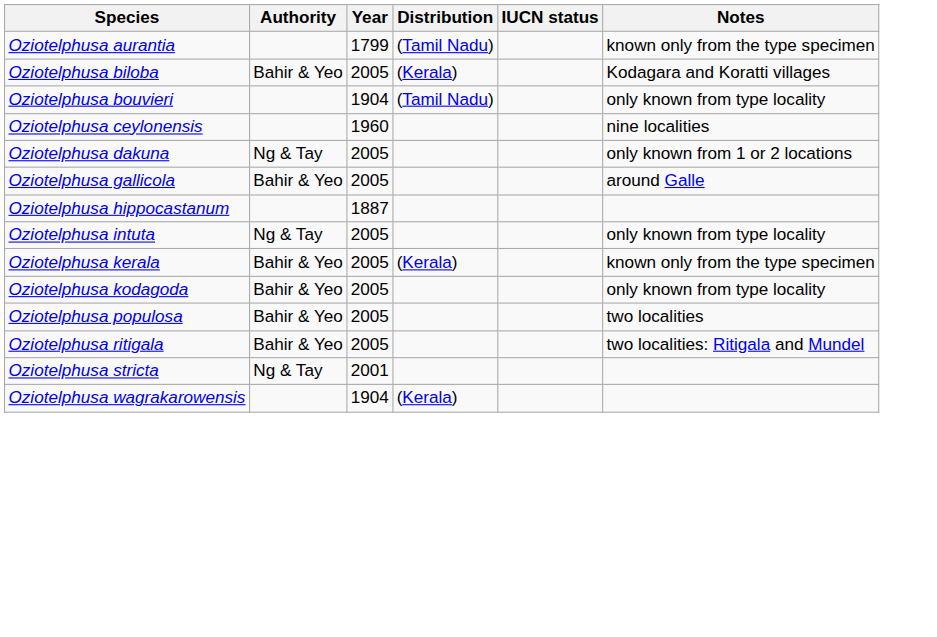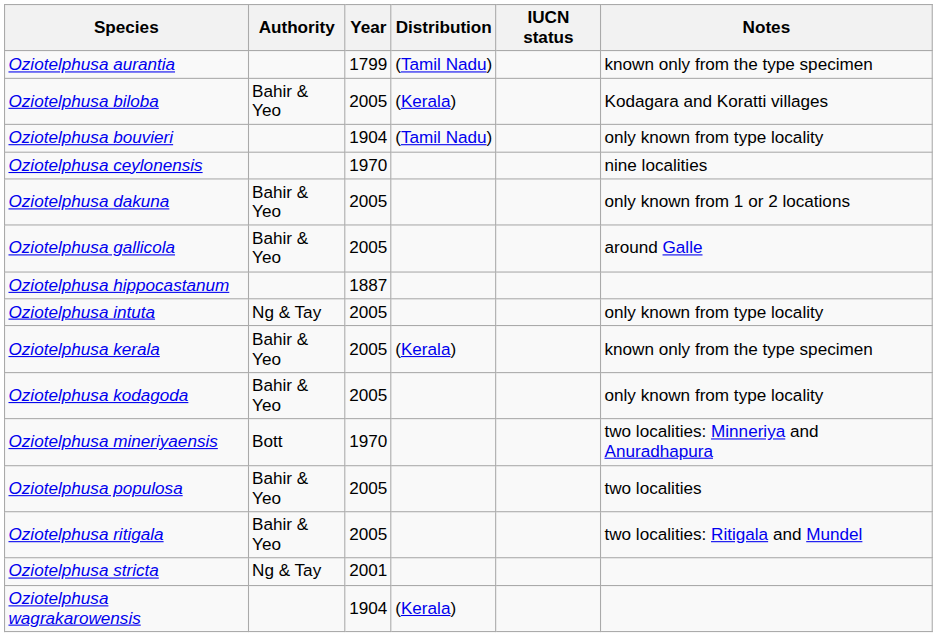(370, 126) 1960 -> (368, 165) 1970
(288, 153) Ng & Tay -> (280, 201) Bahir & Yeo
+ row: (113, 441)
